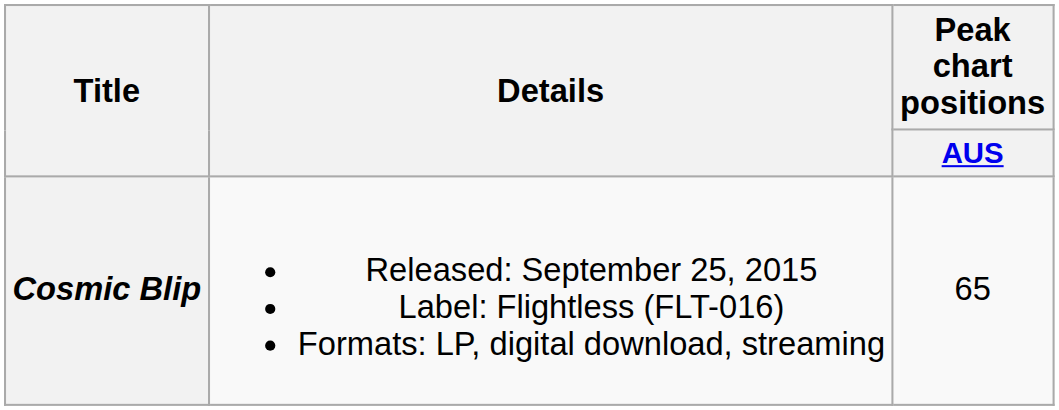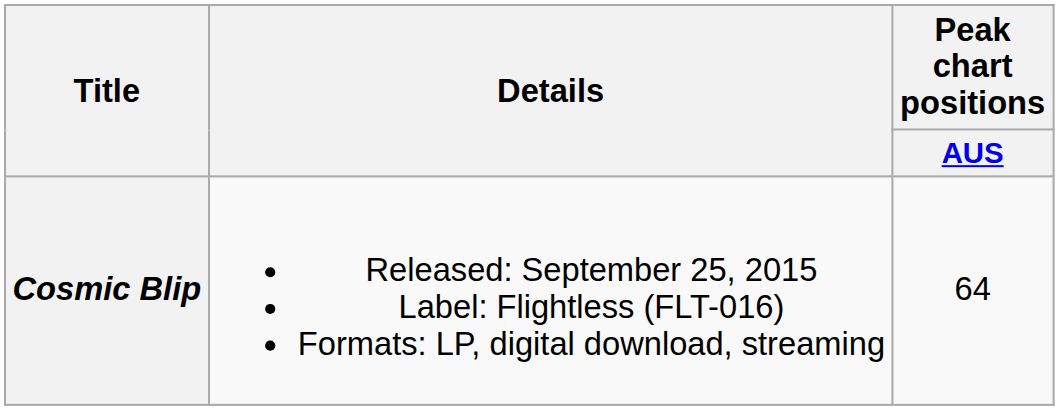(973, 289) 65 -> (973, 289) 64
